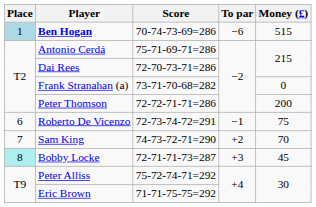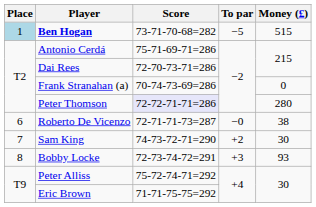(176, 31) 70-74-73-69=286 -> (176, 31) 73-71-70-68=282
(237, 31) −6 -> (237, 31) −5
(176, 85) 73-71-70-68=282 -> (176, 85) 70-74-73-69=286
(176, 103) no background -> (176, 103) lavender background
(283, 103) 200 -> (283, 103) 280
(176, 121) 72-73-74-72=291 -> (176, 121) 72-71-71-73=287
(237, 121) −1 -> (237, 121) −0
(283, 121) 75 -> (283, 121) 38
(283, 139) 70 -> (283, 139) 30
(20, 157) paleturquoise background -> (20, 157) no background
(176, 157) 72-71-71-73=287 -> (176, 157) 72-73-74-72=291
(283, 157) 45 -> (283, 157) 93
